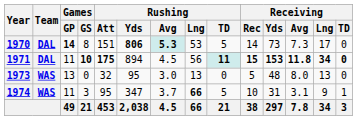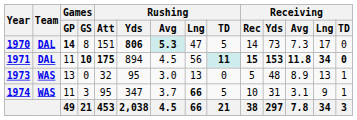(196, 44) 53 -> (196, 44) 47
(299, 76) 8.0 -> (299, 76) 8.9
(344, 76) 0 -> (344, 76) 1
